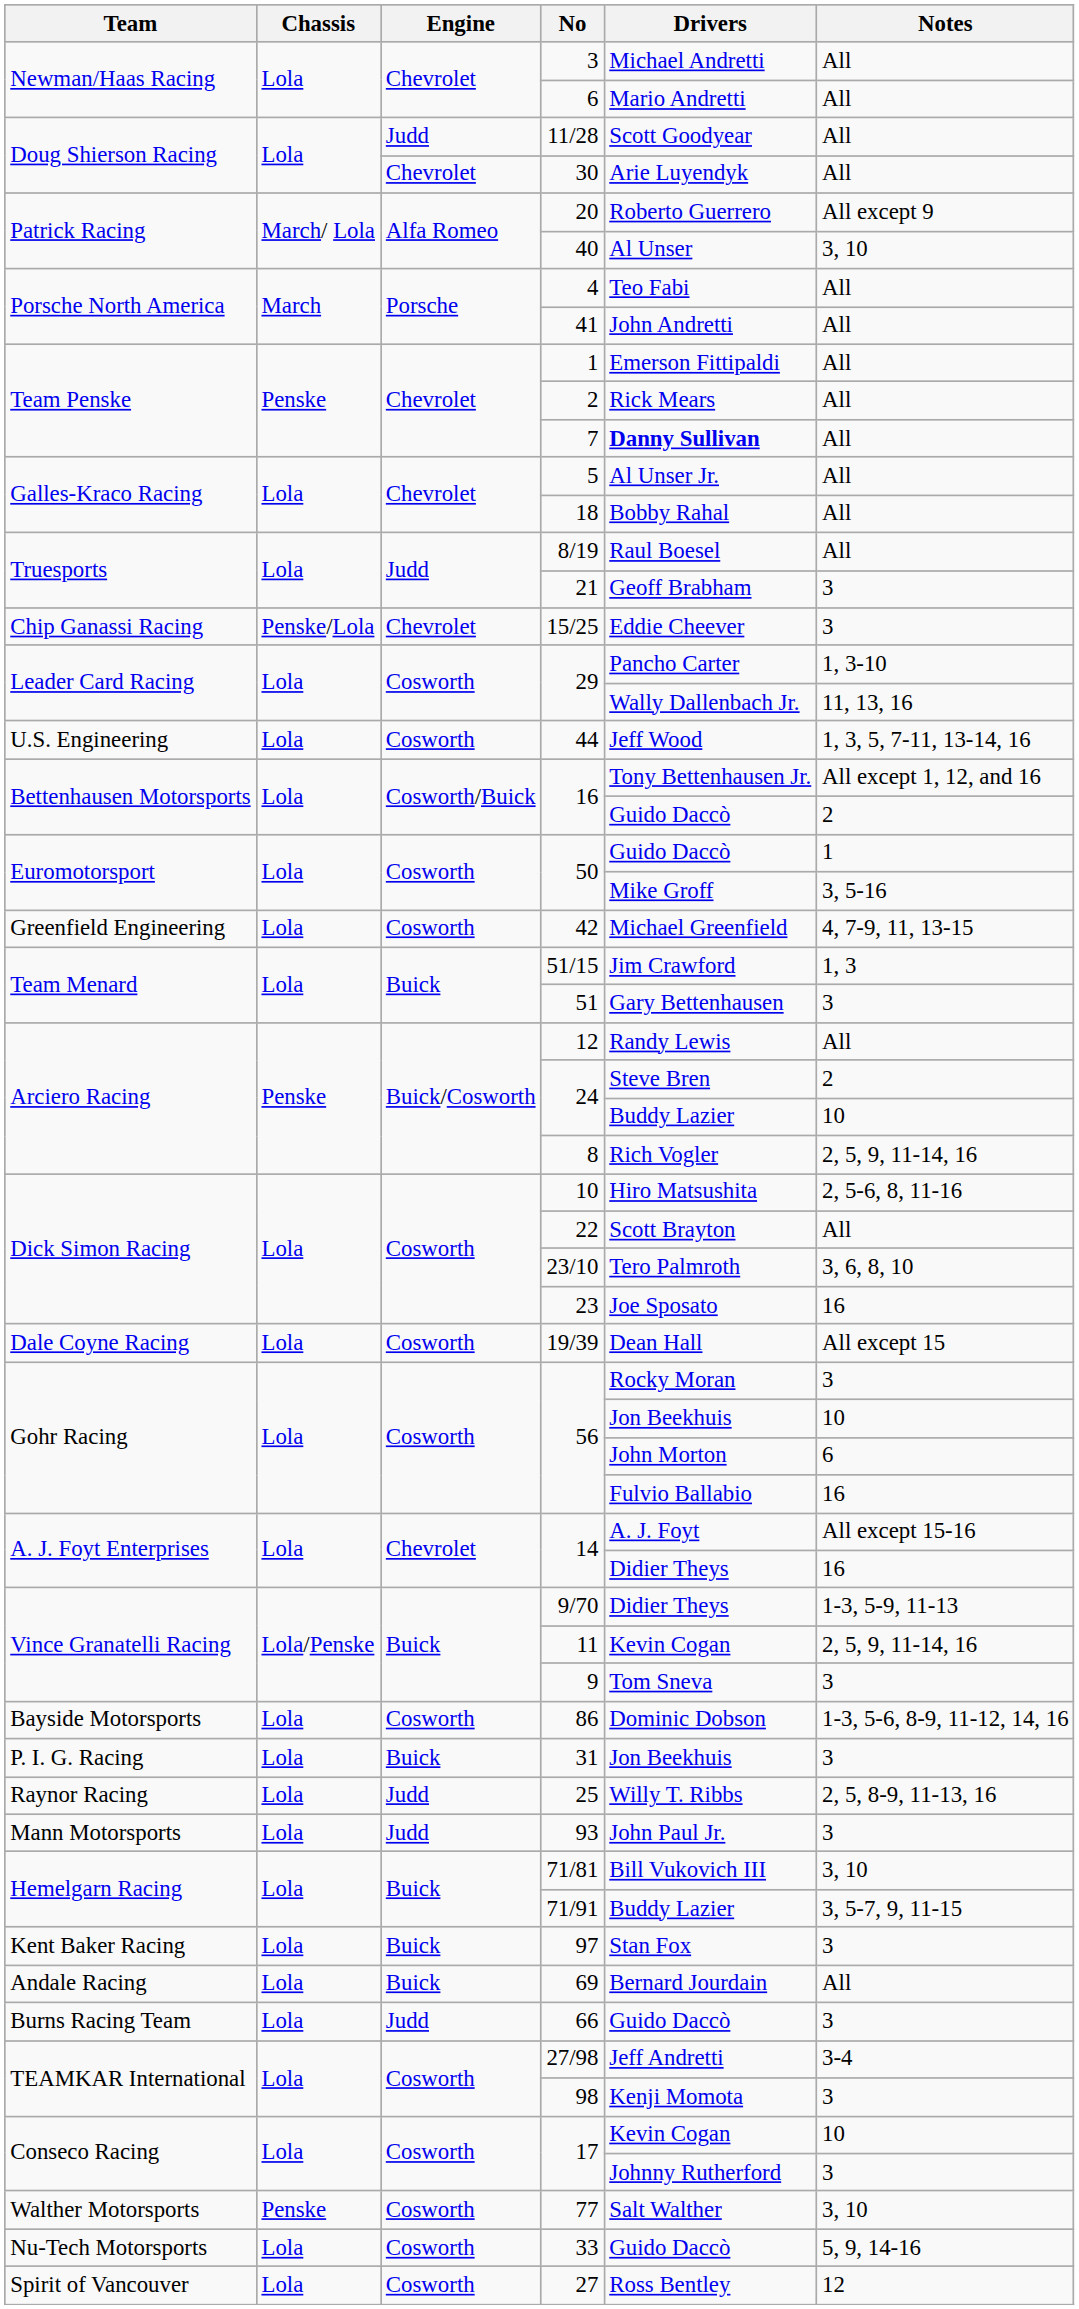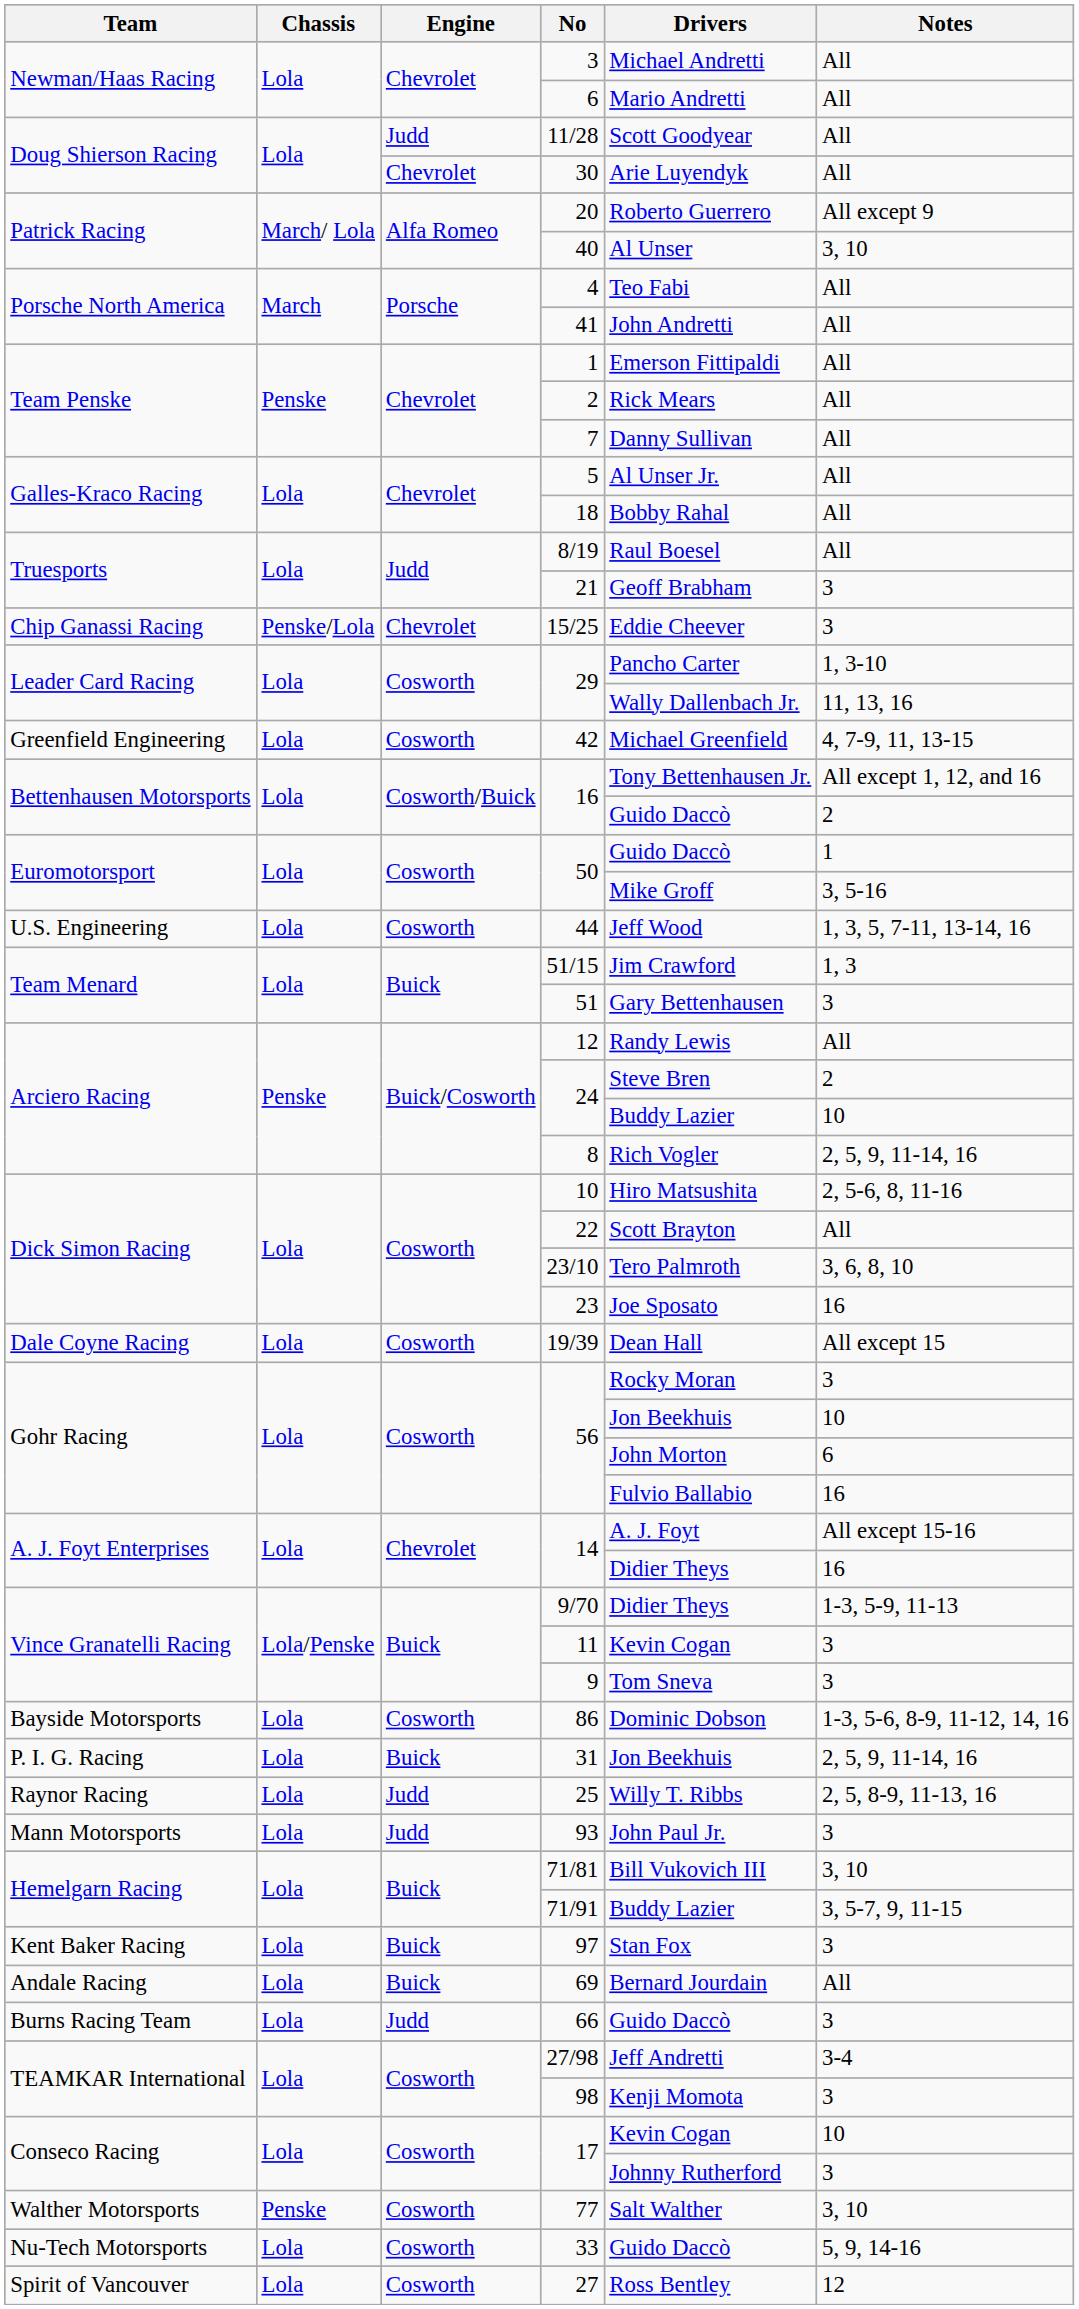(684, 437) bold -> (681, 437) normal
rows swapped: (89, 739) <-> (118, 927)
(900, 1643) 2, 5, 9, 11-14, 16 -> (828, 1643) 3
(828, 1756) 3 -> (900, 1756) 2, 5, 9, 11-14, 16
